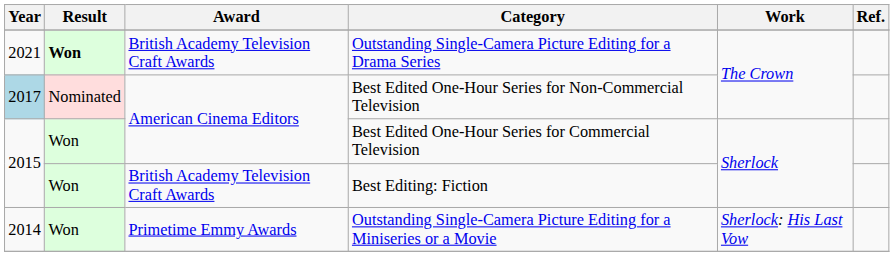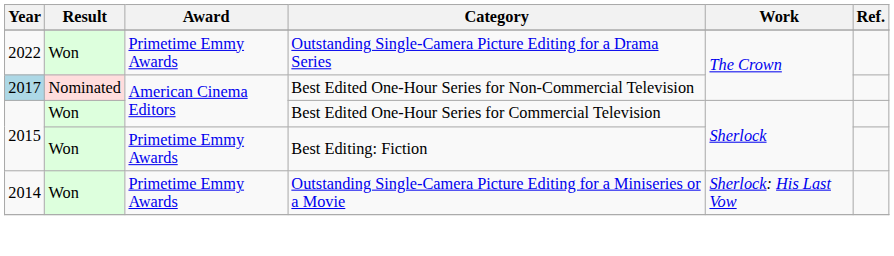(25, 52) 2021 -> (25, 52) 2022
(65, 52) bold -> (64, 52) normal
(219, 52) British Academy Television Craft Awards -> (186, 52) Primetime Emmy Awards
(219, 185) British Academy Television Craft Awards -> (186, 148) Primetime Emmy Awards
